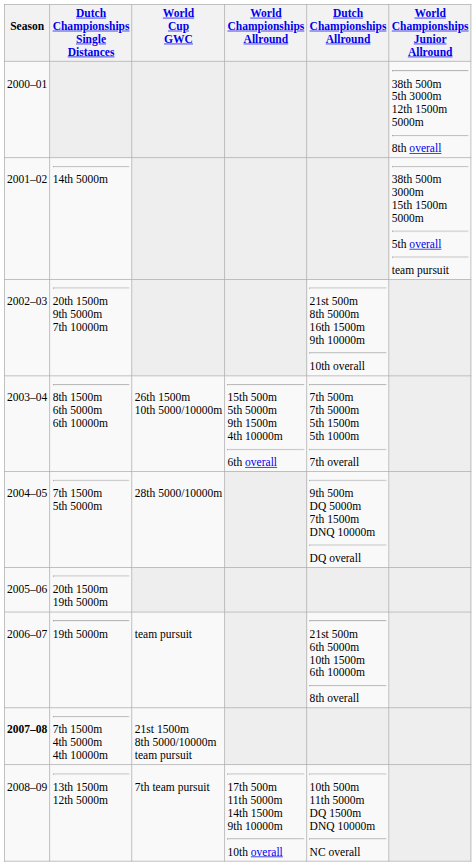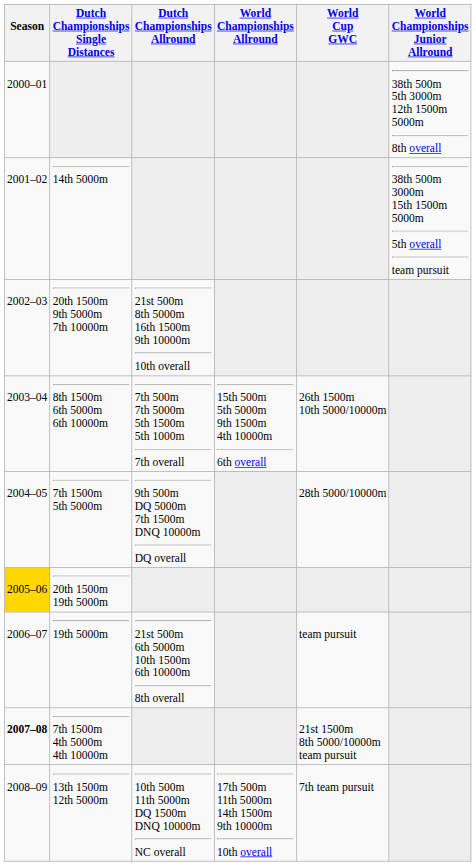columns swapped: (348, 26) <-> (178, 26)
(27, 589) no background -> (27, 589) gold background
